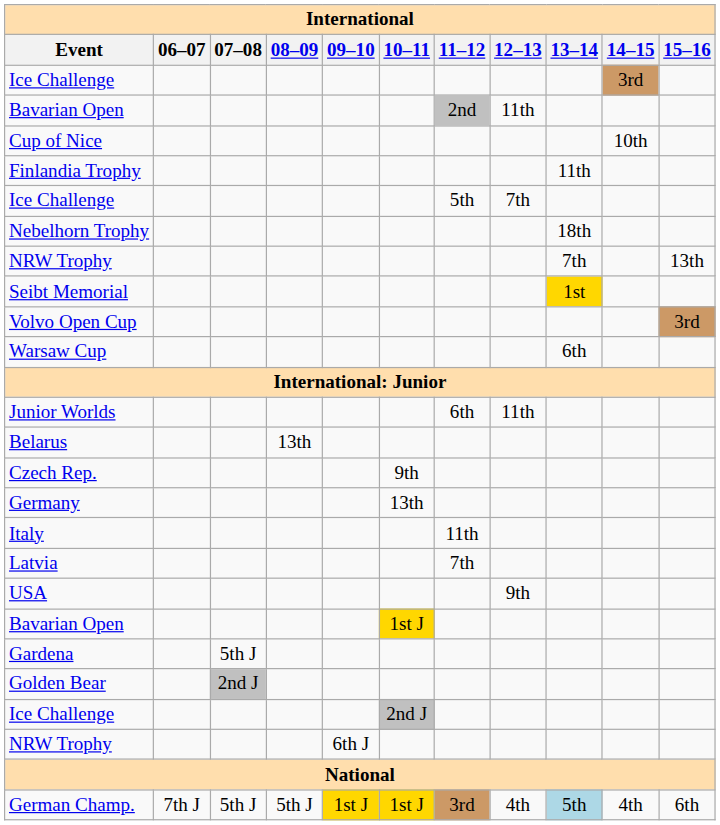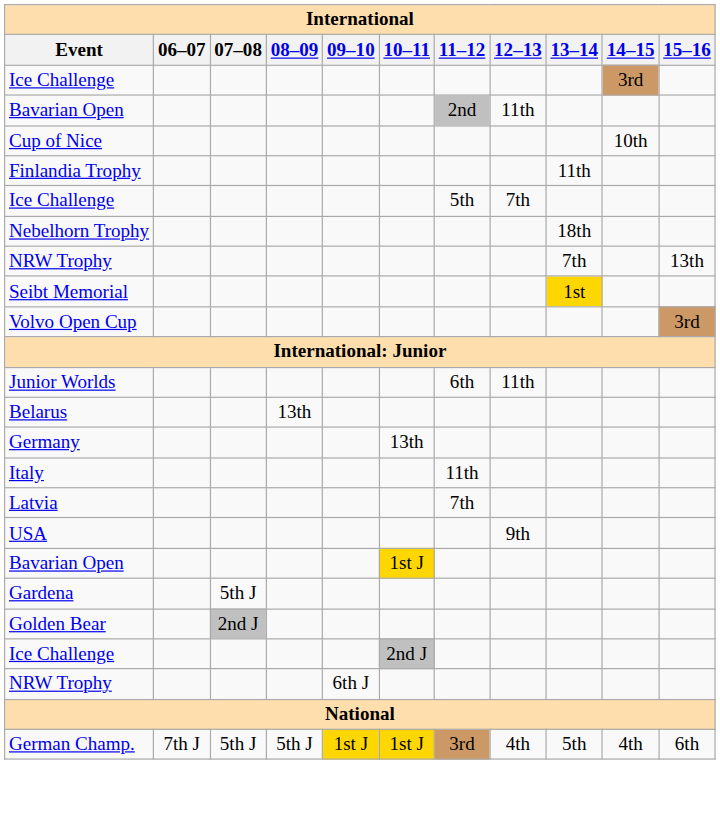- row: (58, 351)
- row: (53, 472)
(574, 804) lightblue background -> (574, 744) no background
